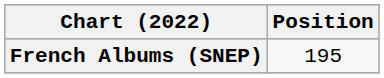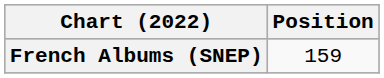(323, 56) 195 -> (323, 56) 159
